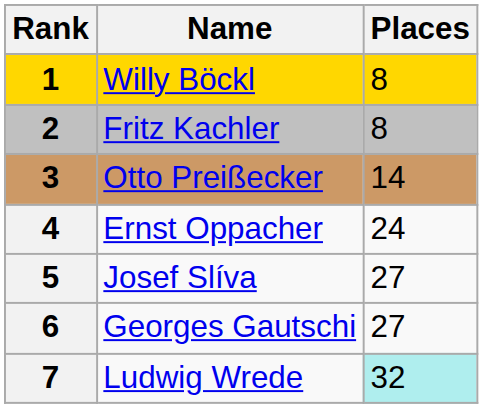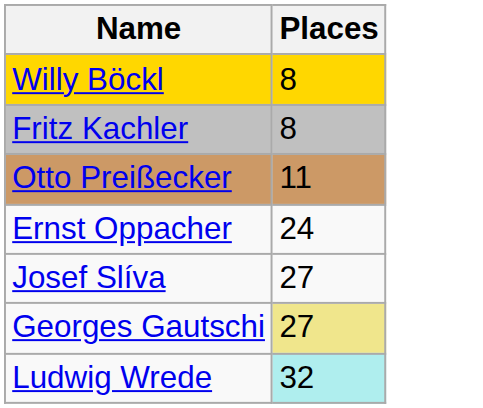- column: (51, 29)
(388, 178) 14 -> (296, 178) 11
(388, 327) no background -> (297, 327) khaki background
